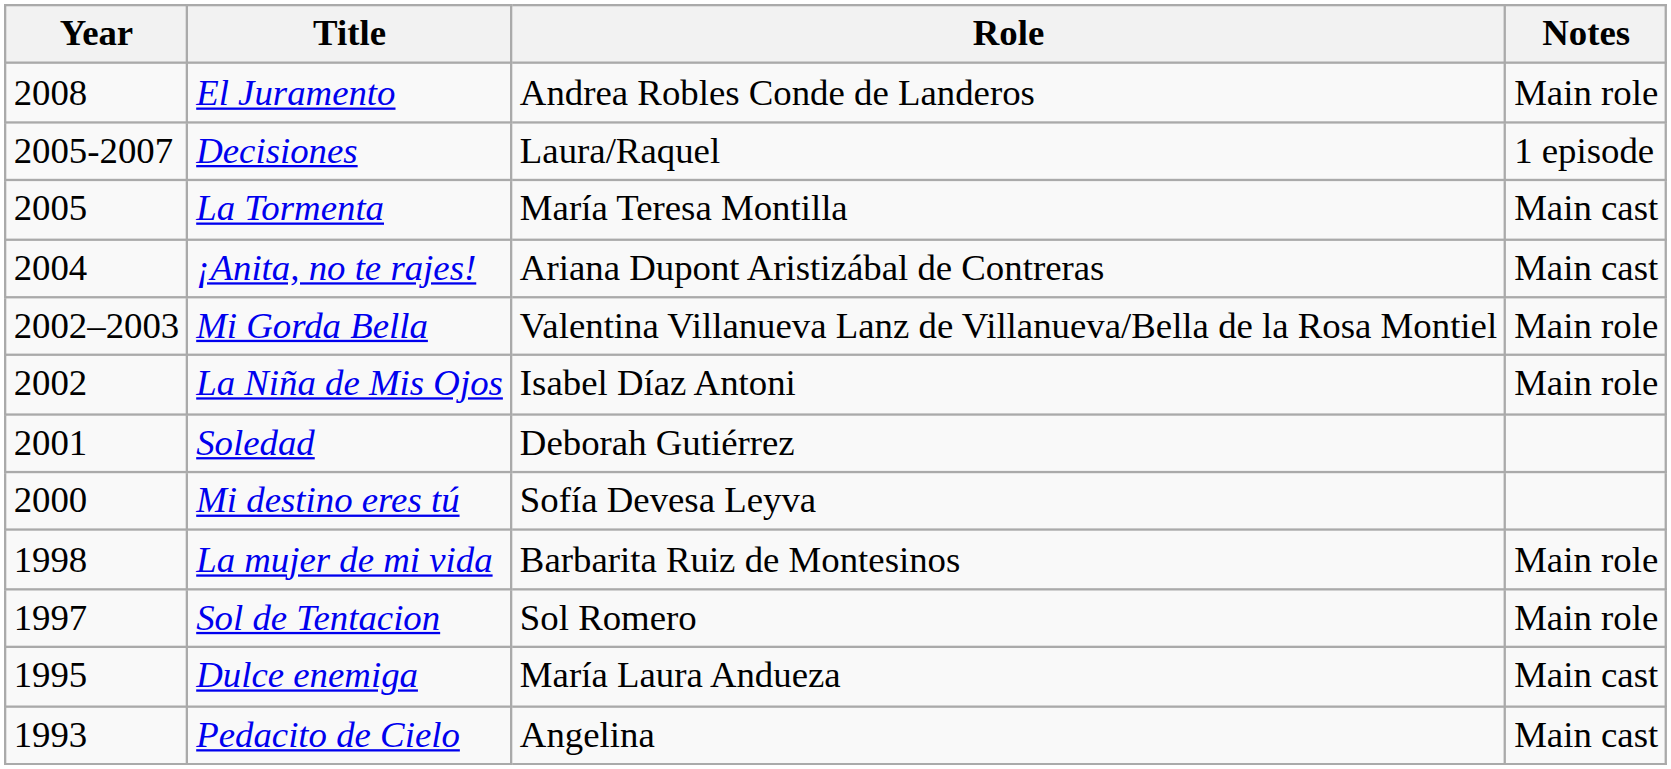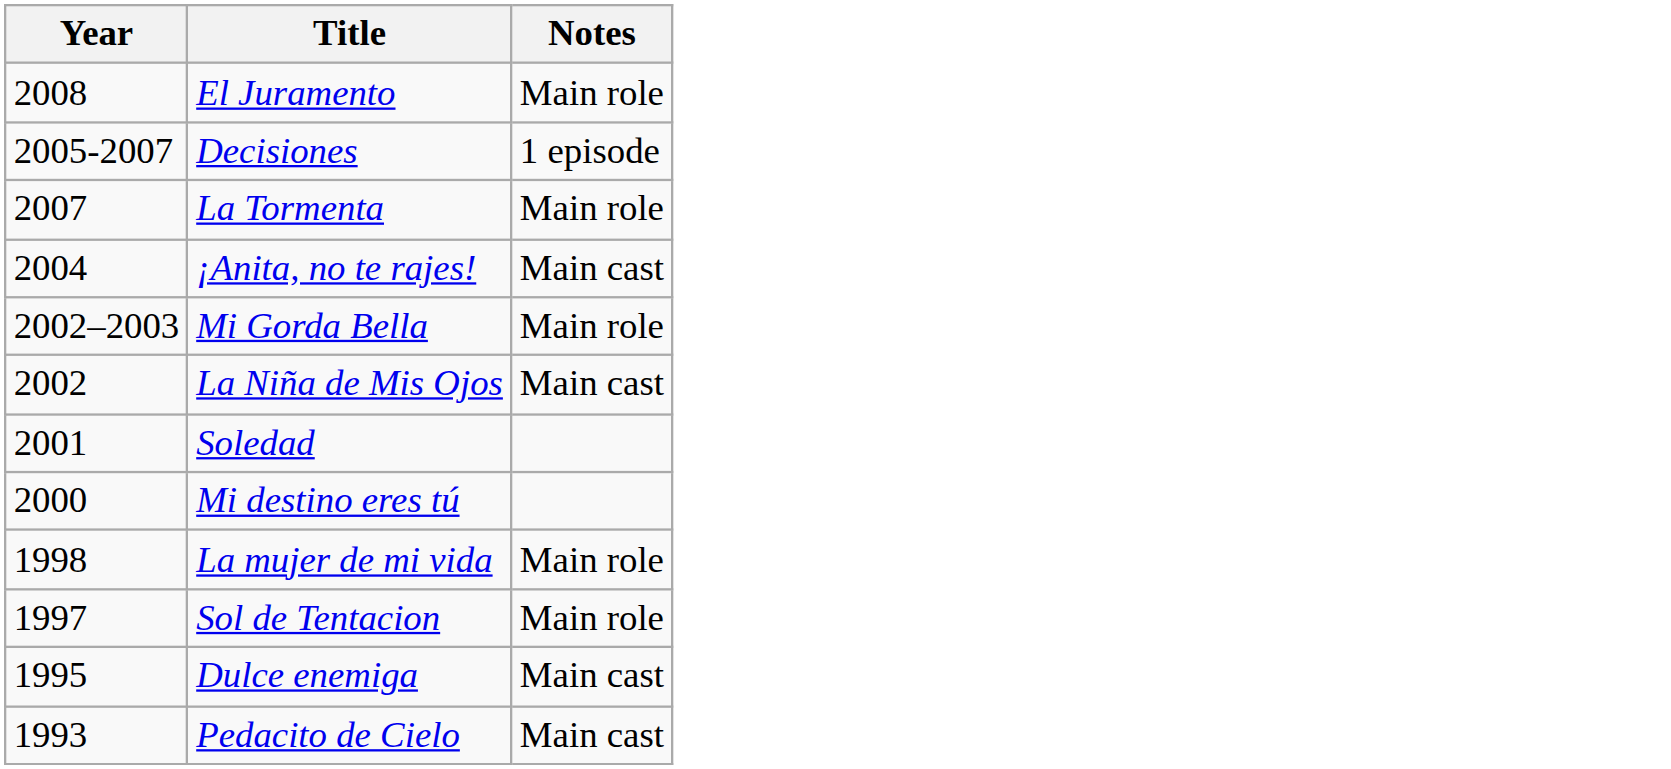- column: (1009, 33)
(50, 208) 2005 -> (50, 208) 2007
(1586, 208) Main cast -> (592, 208) Main role
(1586, 383) Main role -> (592, 383) Main cast
